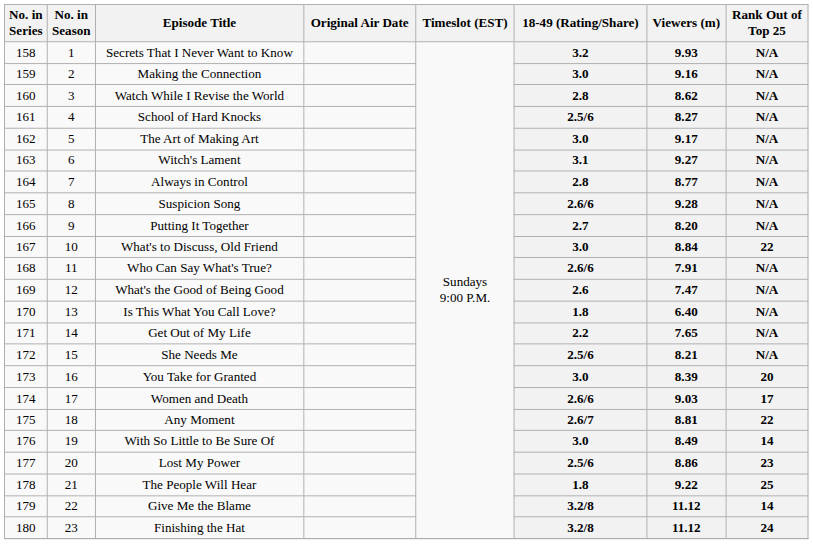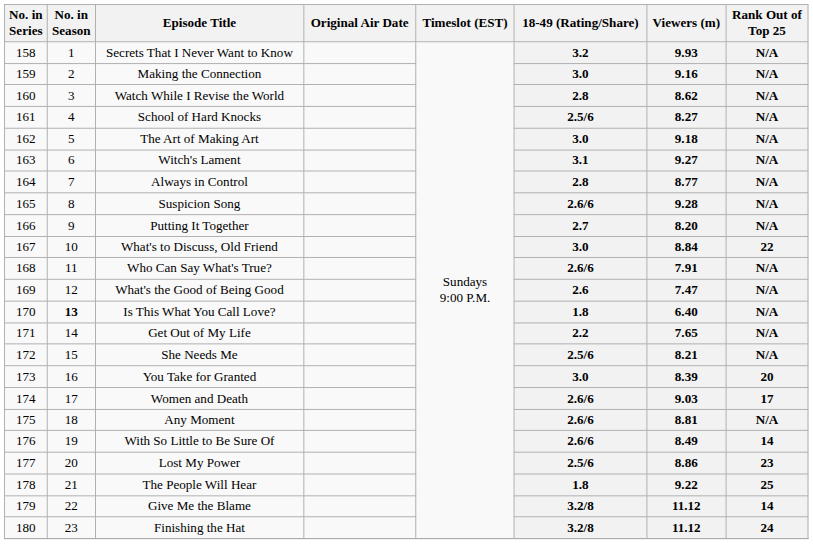(686, 139) 9.17 -> (686, 139) 9.18
(71, 312) normal -> (71, 312) bold
(580, 420) 2.6/7 -> (580, 420) 2.6/6
(767, 420) 22 -> (767, 420) N/A
(580, 441) 3.0 -> (580, 441) 2.6/6
